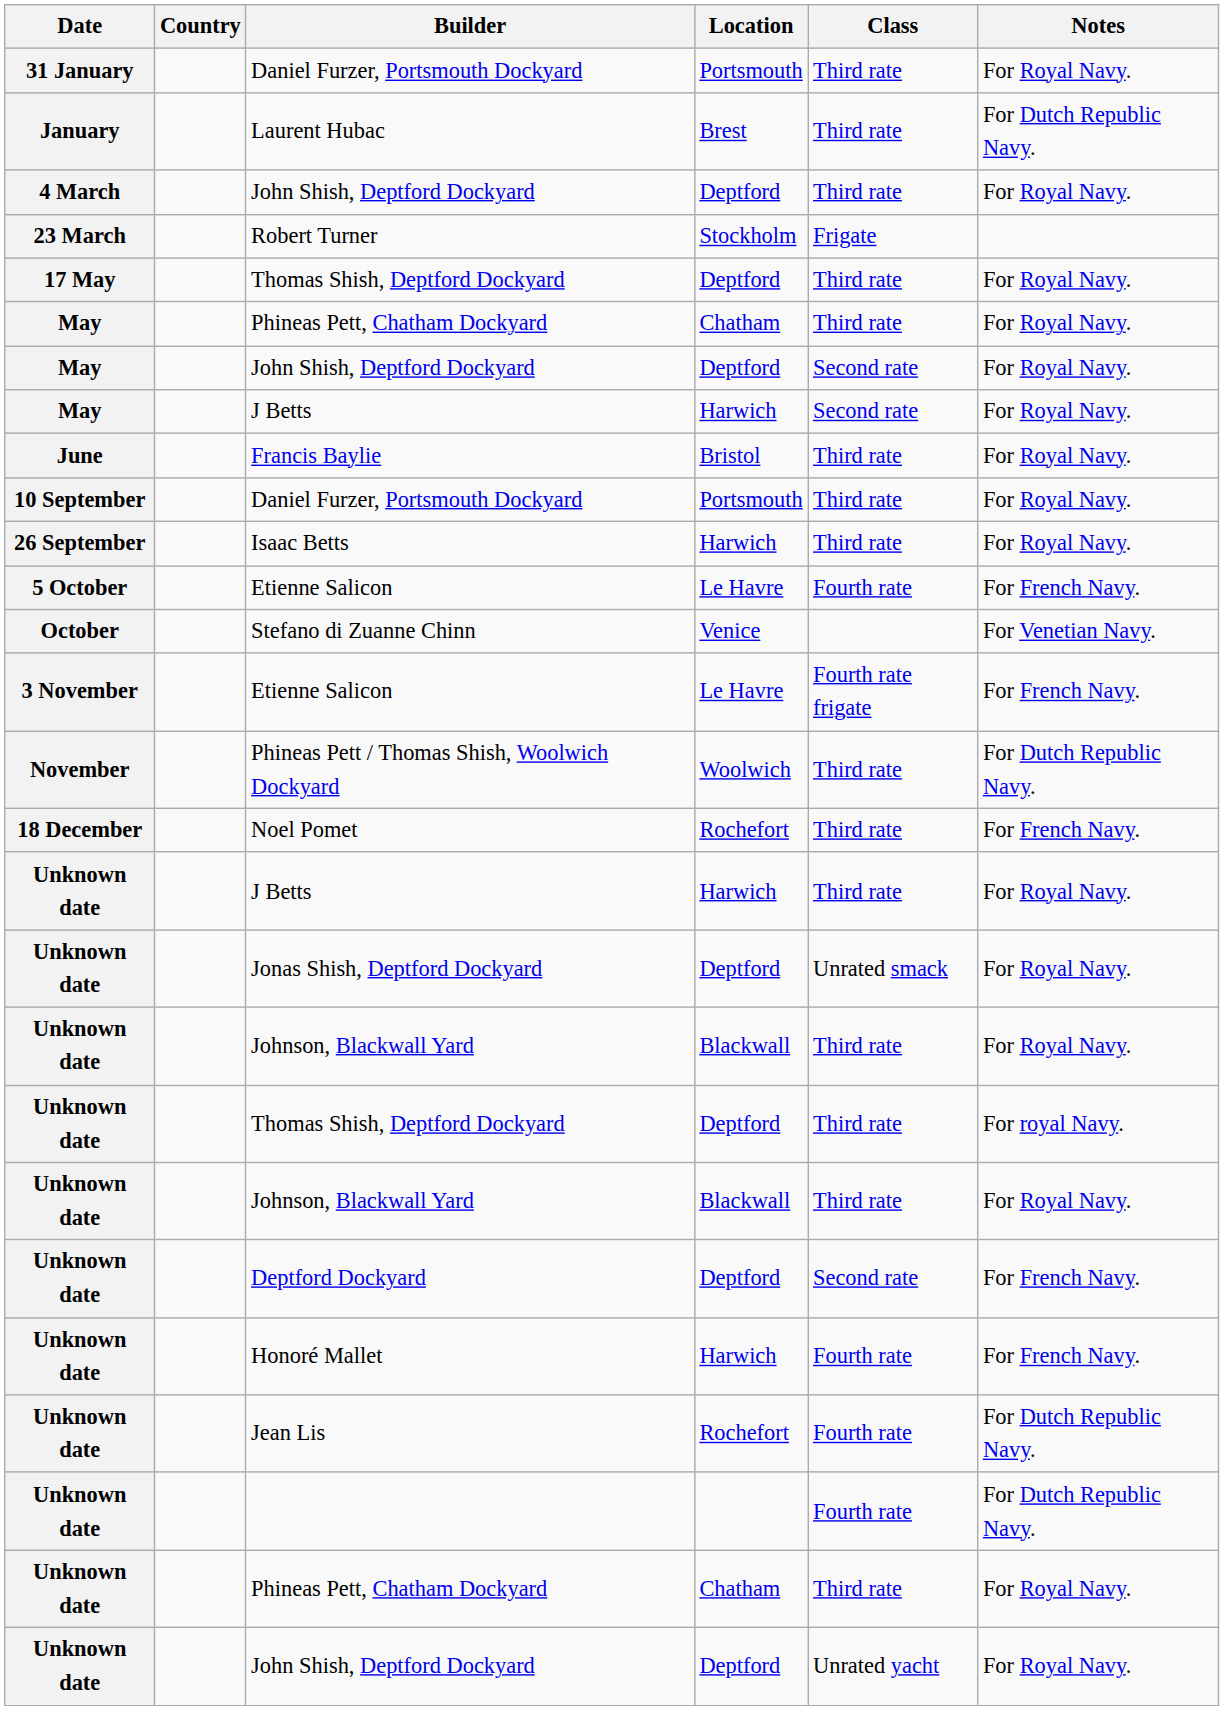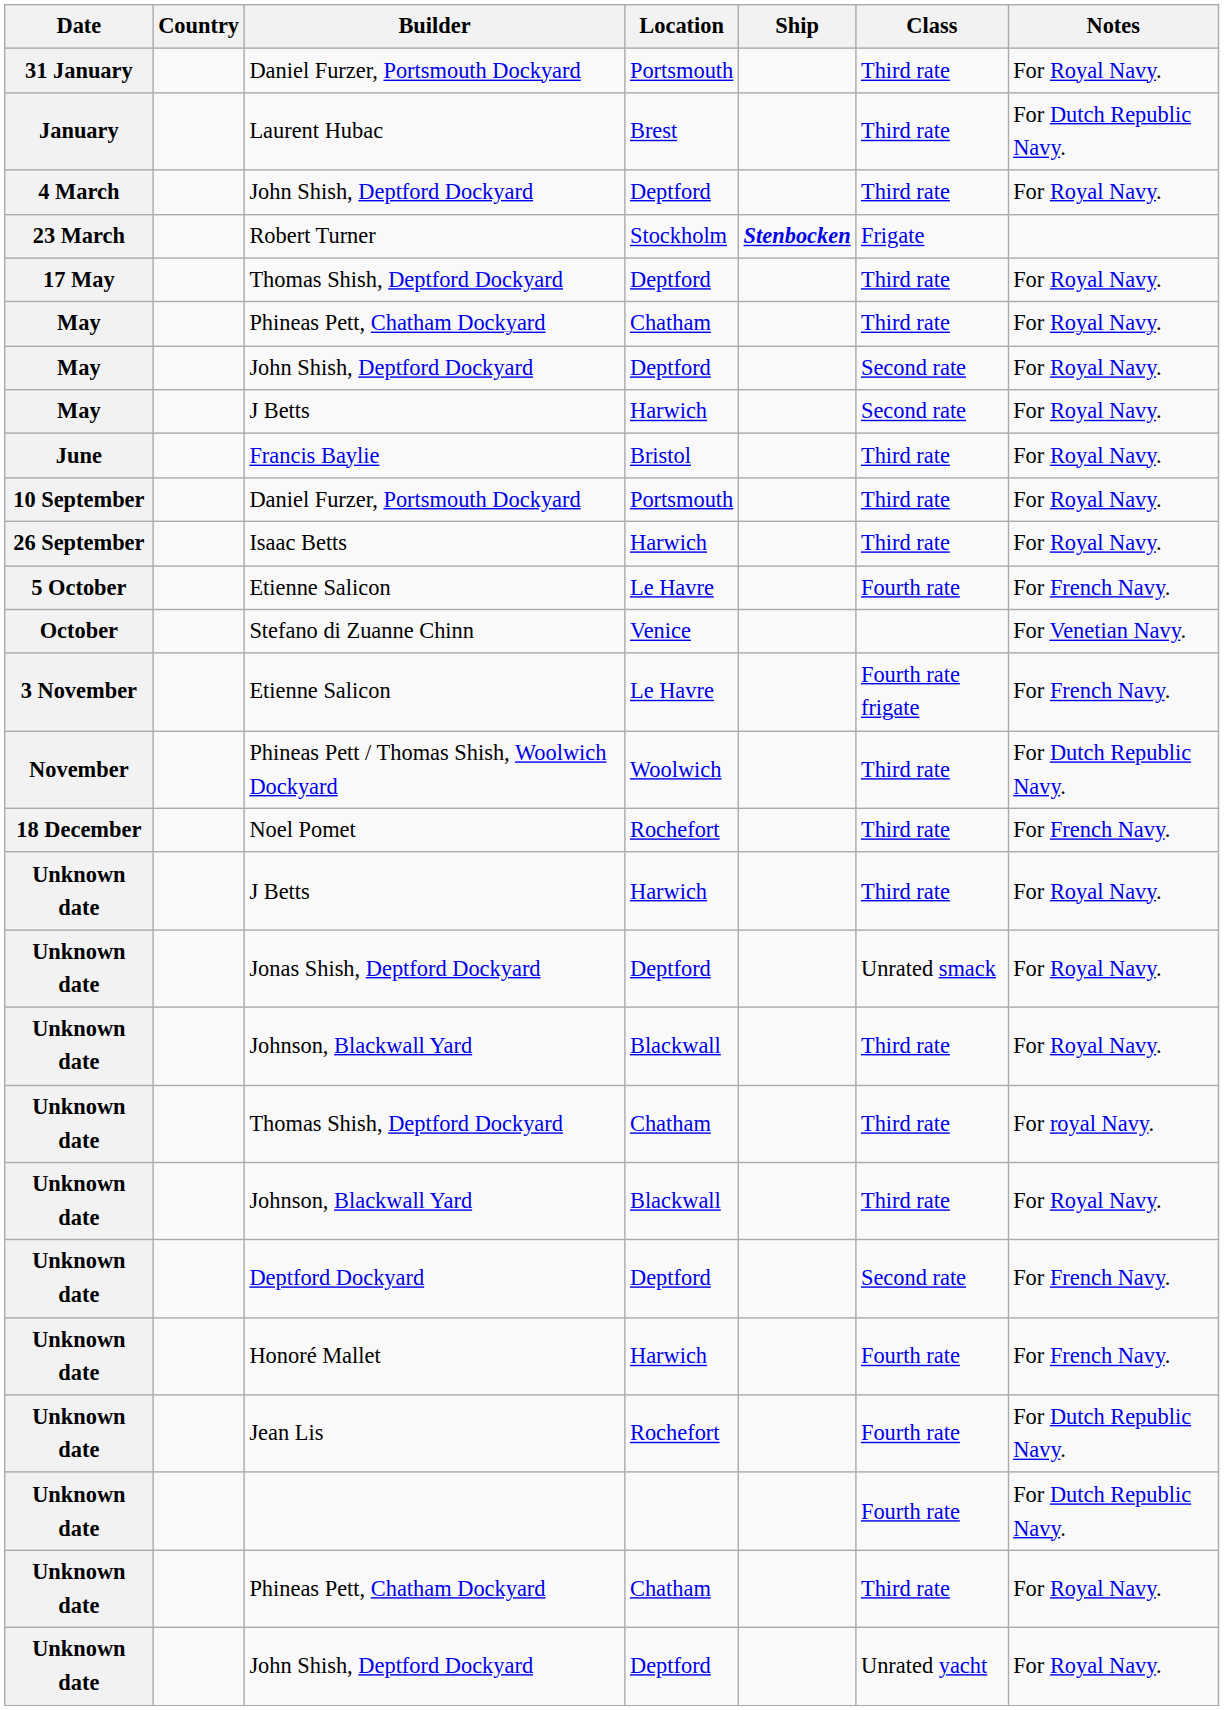+ column: (797, 26)
(740, 1123) Deptford -> (670, 1123) Chatham
